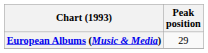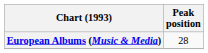(183, 40) 29 -> (183, 40) 28
